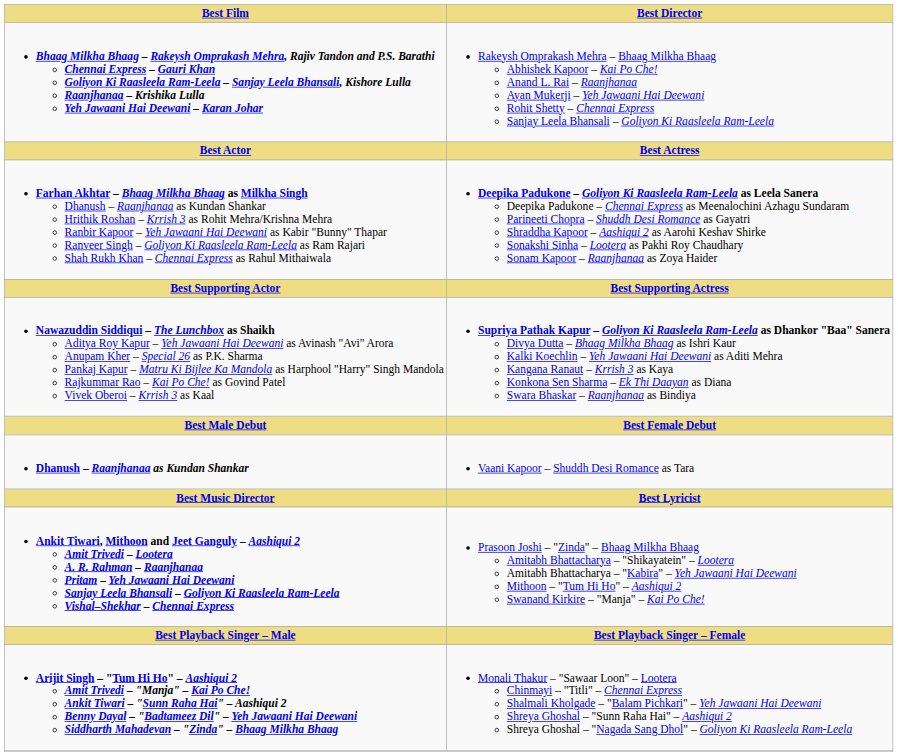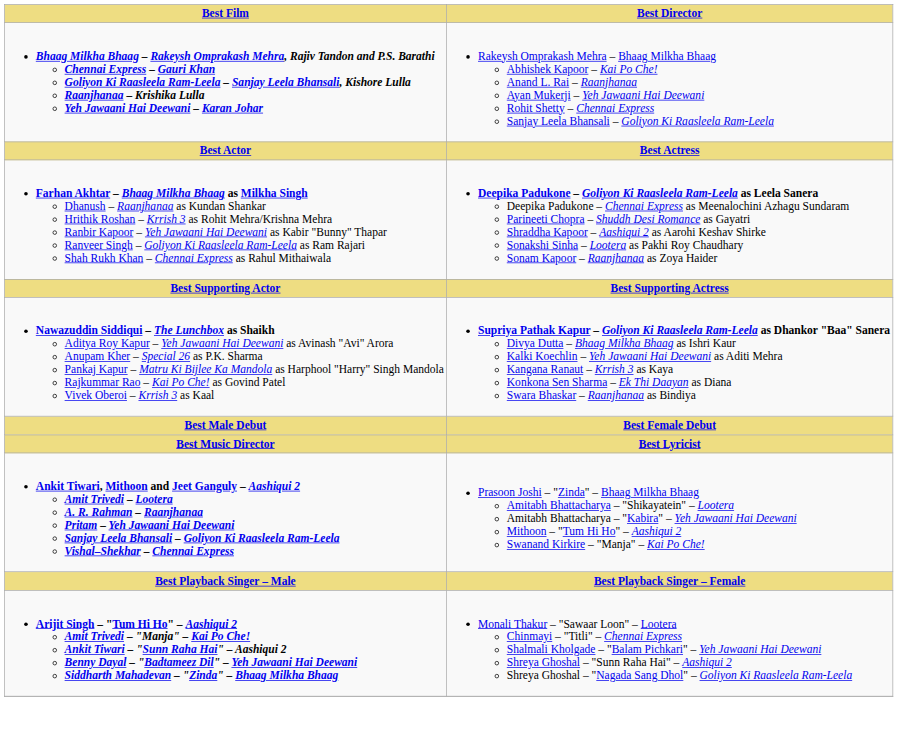- row: (225, 468)
